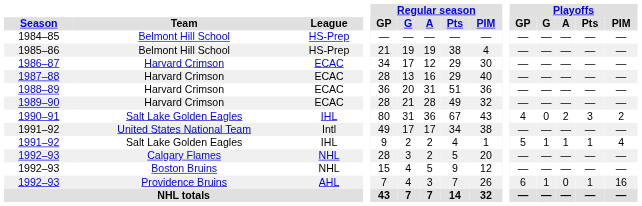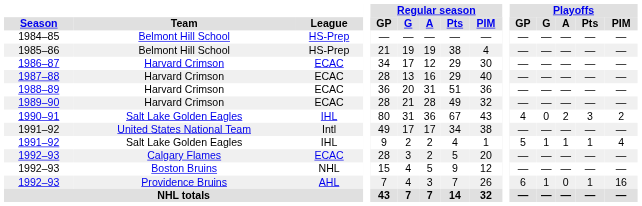(329, 155) NHL -> (329, 155) ECAC
